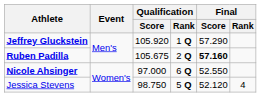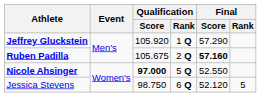(152, 70) normal -> (152, 70) bold
(184, 70) 6 Q -> (184, 70) 5 Q
(184, 85) 5 Q -> (184, 85) 6 Q
(243, 85) 4 -> (243, 85) 5
